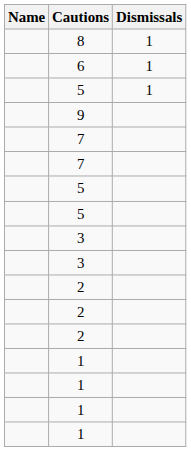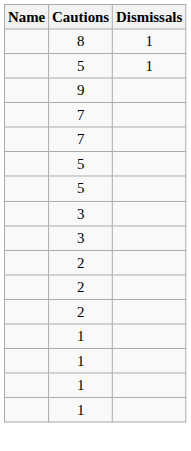- row: (81, 66)
